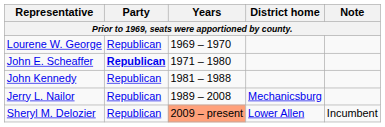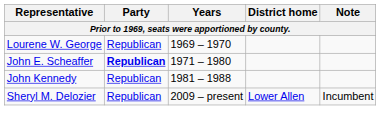- row: (41, 96)
(207, 113) lightsalmon background -> (207, 96) no background
